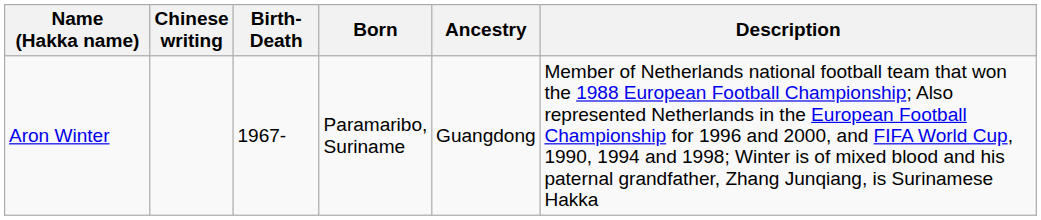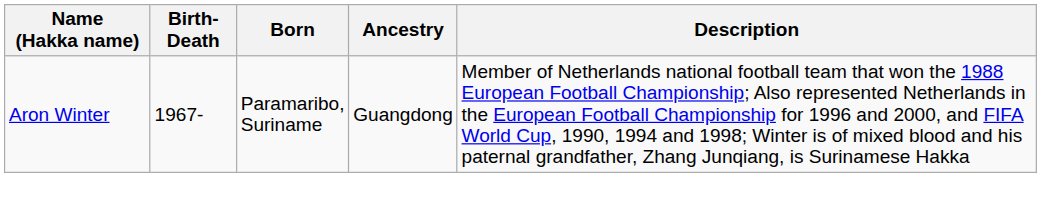- column: (192, 30)
